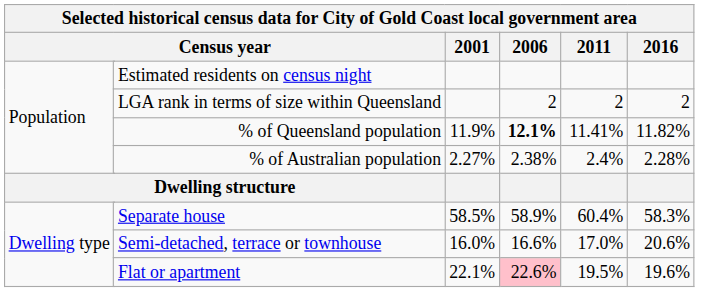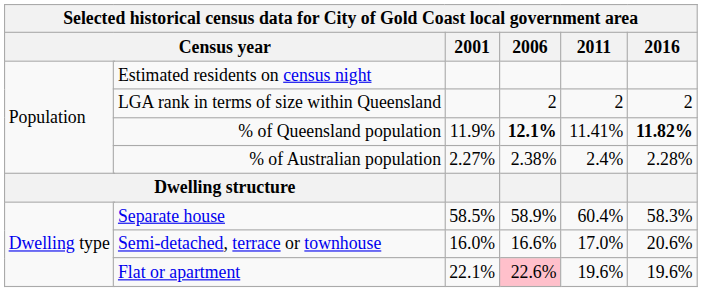(661, 131) normal -> (662, 131) bold
(598, 272) 19.5% -> (598, 272) 19.6%
